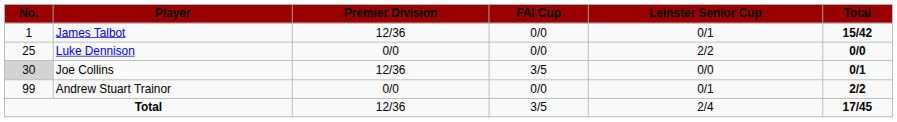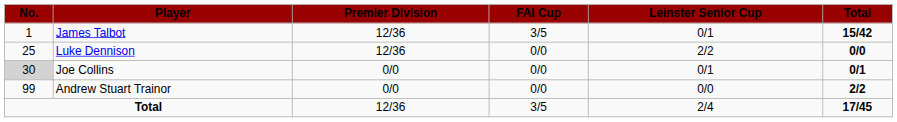(539, 32) 0/0 -> (539, 32) 3/5
(391, 51) 0/0 -> (391, 51) 12/36
(391, 70) 12/36 -> (391, 70) 0/0
(539, 70) 3/5 -> (539, 70) 0/0
(705, 70) 0/0 -> (705, 70) 0/1
(705, 88) 0/1 -> (705, 88) 0/0
